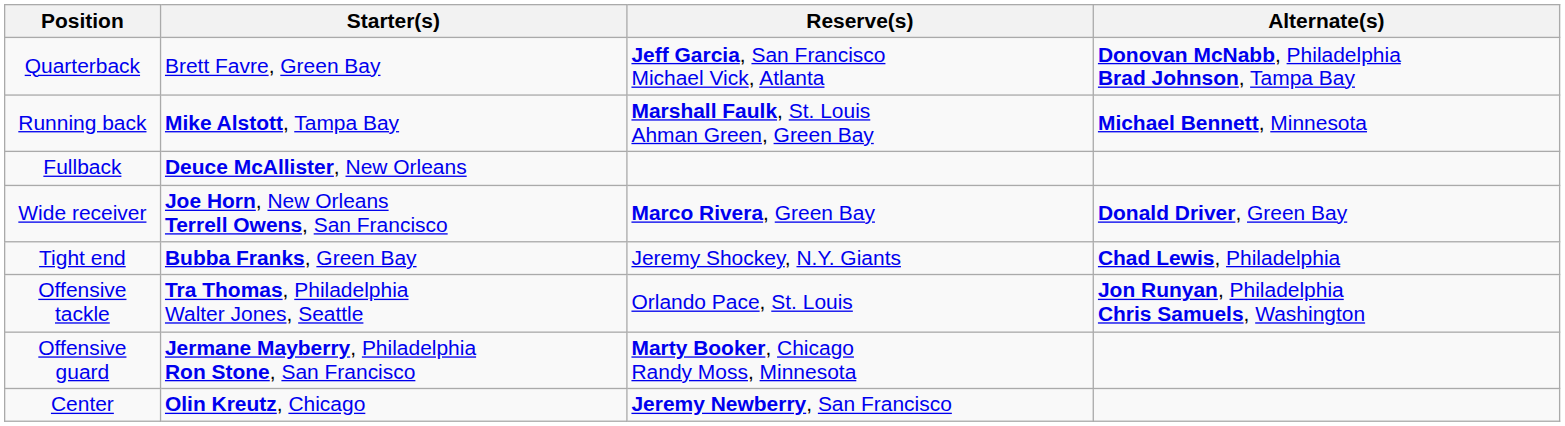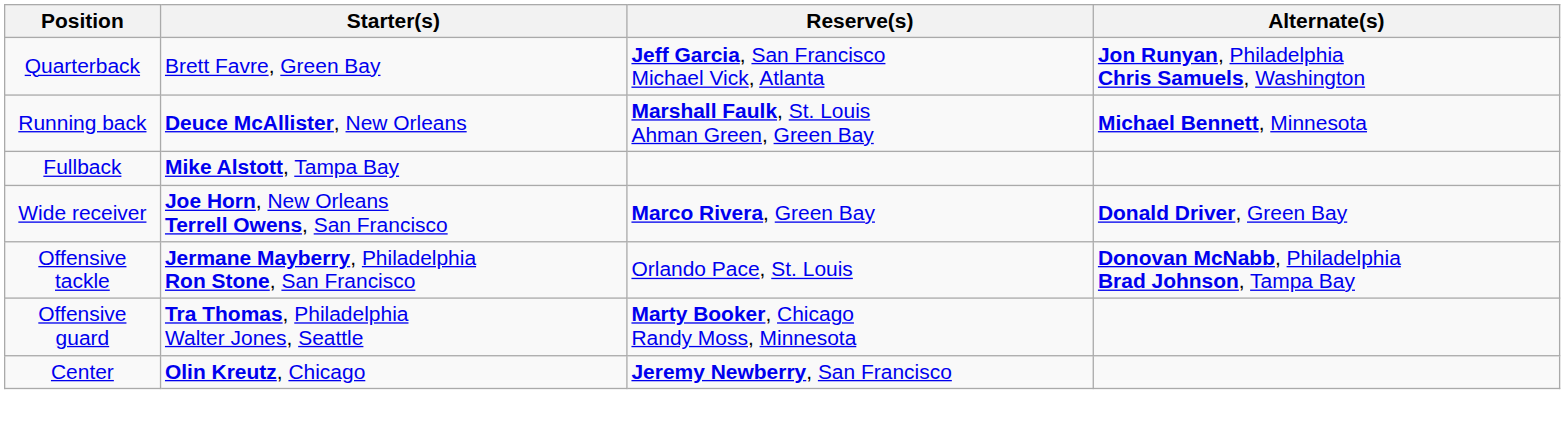(1249, 66) Donovan McNabb, Philadelphia Brad Johnson, Tampa Bay -> (1232, 66) Jon Runyan, Philadelphia Chris Samuels, Washington
(282, 122) Mike Alstott, Tampa Bay -> (316, 122) Deuce McAllister, New Orleans
(316, 168) Deuce McAllister, New Orleans -> (282, 168) Mike Alstott, Tampa Bay
- row: (82, 258)
(287, 303) Tra Thomas, Philadelphia Walter Jones, Seattle -> (321, 269) Jermane Mayberry, Philadelphia Ron Stone, San Francisco
(1232, 303) Jon Runyan, Philadelphia Chris Samuels, Washington -> (1249, 269) Donovan McNabb, Philadelphia Brad Johnson, Tampa Bay
(321, 359) Jermane Mayberry, Philadelphia Ron Stone, San Francisco -> (287, 326) Tra Thomas, Philadelphia Walter Jones, Seattle
